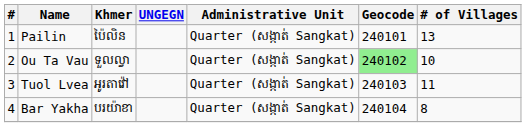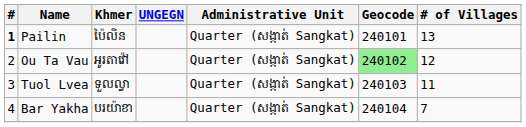(11, 37) normal -> (11, 37) bold
(112, 60) ទួលល្វា -> (112, 60) អូរតាវ៉ៅ
(428, 61) 10 -> (428, 61) 12
(112, 84) អូរតាវ៉ៅ -> (112, 84) ទួលល្វា
(424, 109) 8 -> (424, 109) 7
